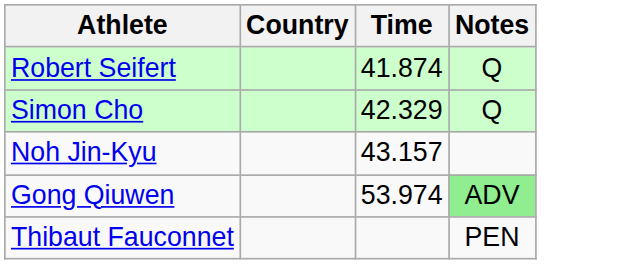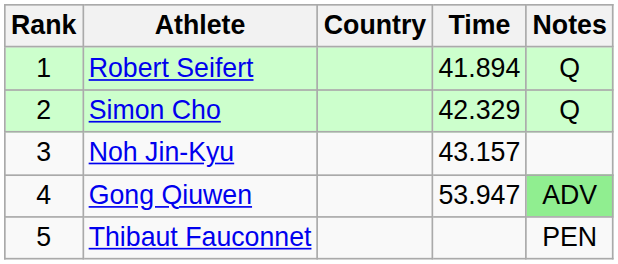+ column: (44, 25)
(402, 68) 41.874 -> (479, 68) 41.894
(402, 195) 53.974 -> (479, 195) 53.947
